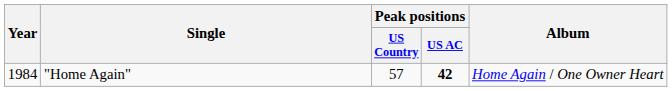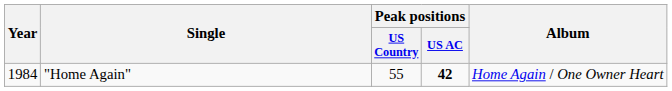(396, 74) 57 -> (396, 74) 55
